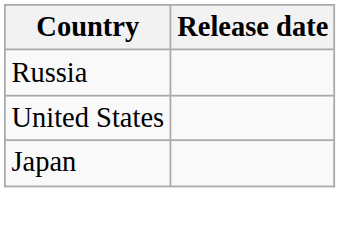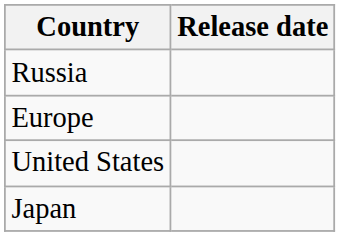+ row: (53, 117)
